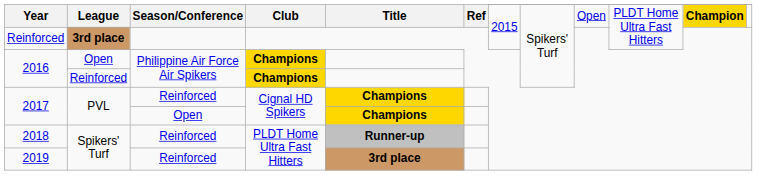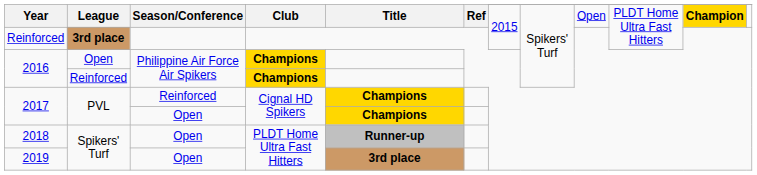(188, 136) Reinforced -> (188, 136) Open
(188, 159) Reinforced -> (188, 159) Open
